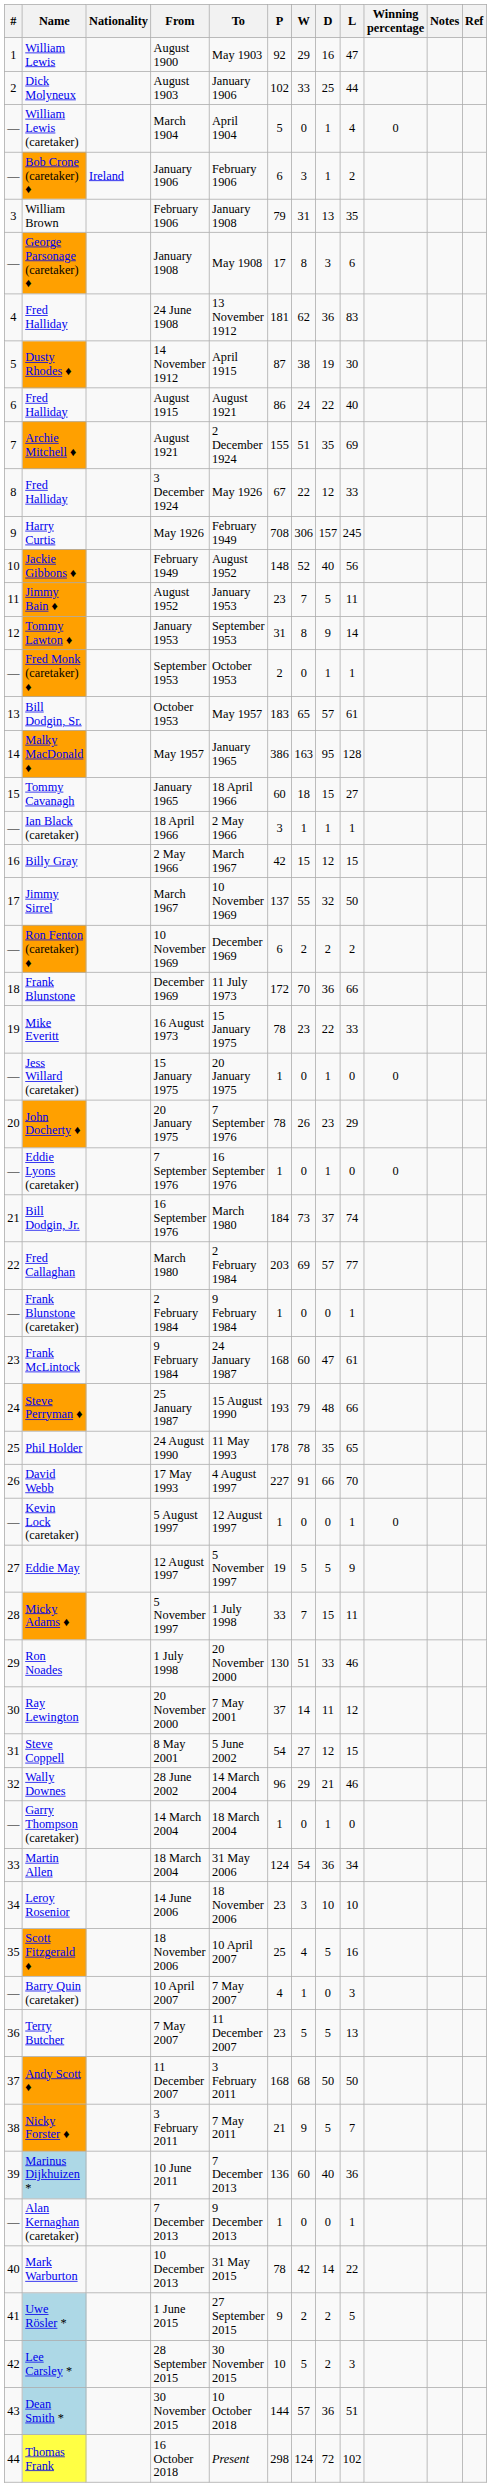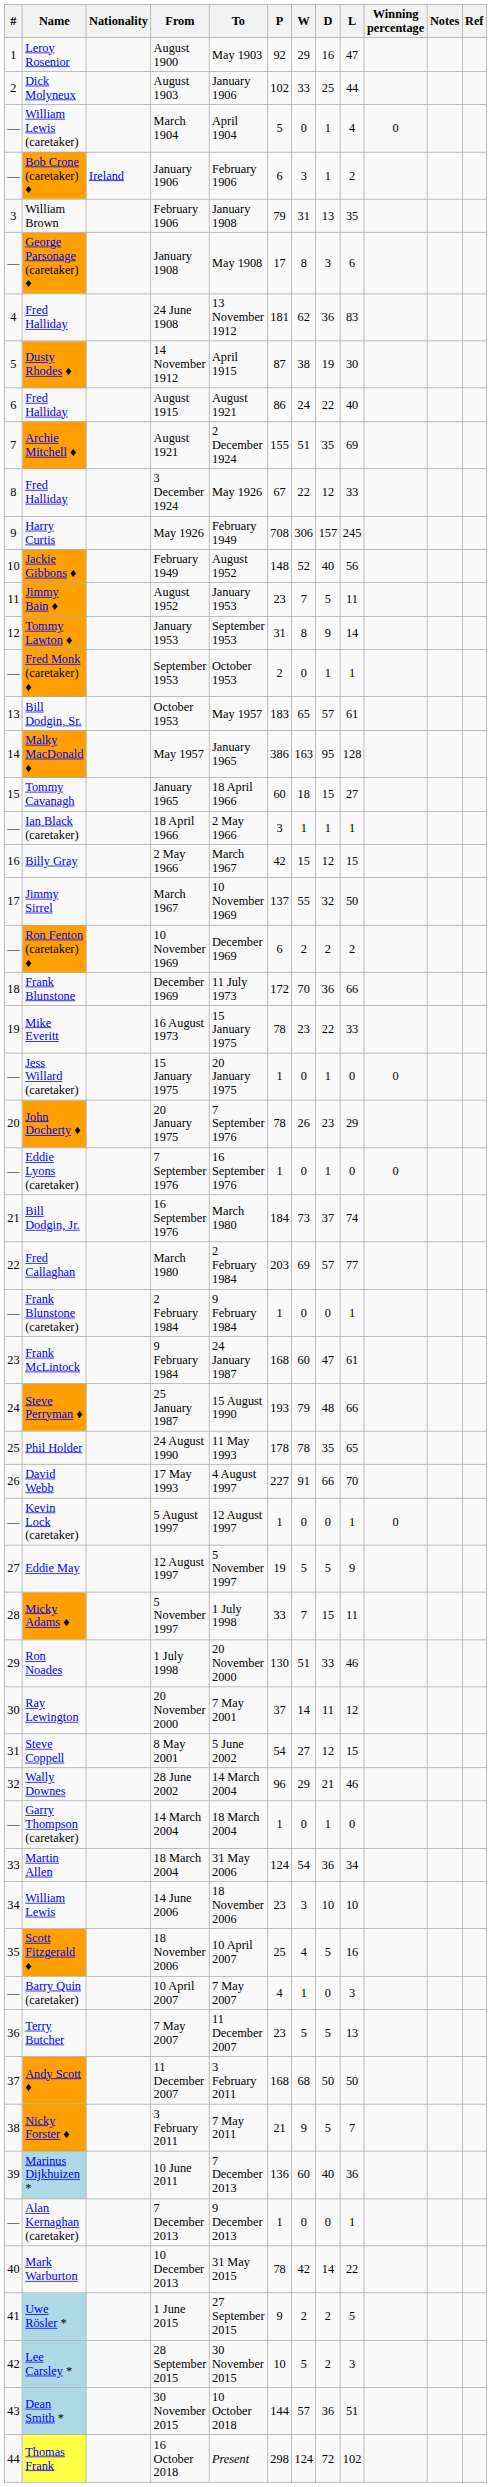(45, 54) William Lewis -> (47, 54) Leroy Rosenior
(47, 1905) Leroy Rosenior -> (45, 1905) William Lewis
